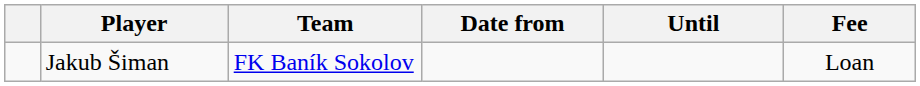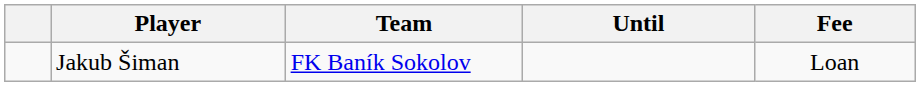- column: (512, 23)
